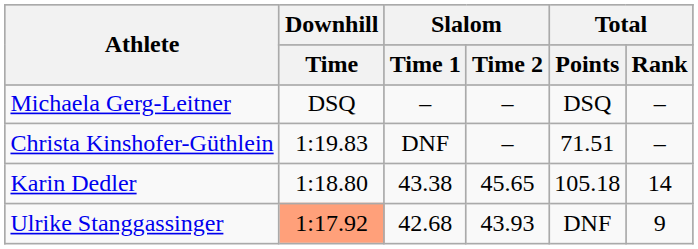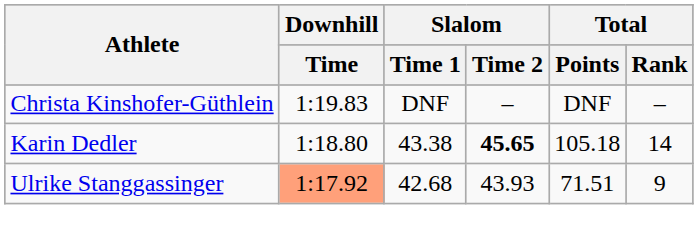- row: (121, 104)
(587, 143) 71.51 -> (587, 104) DNF
(507, 183) normal -> (507, 143) bold
(587, 223) DNF -> (587, 183) 71.51
